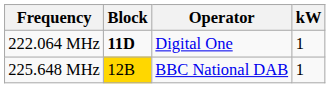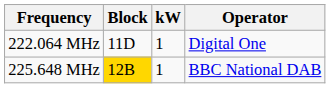columns swapped: (309, 17) <-> (222, 17)
(121, 43) bold -> (121, 43) normal
